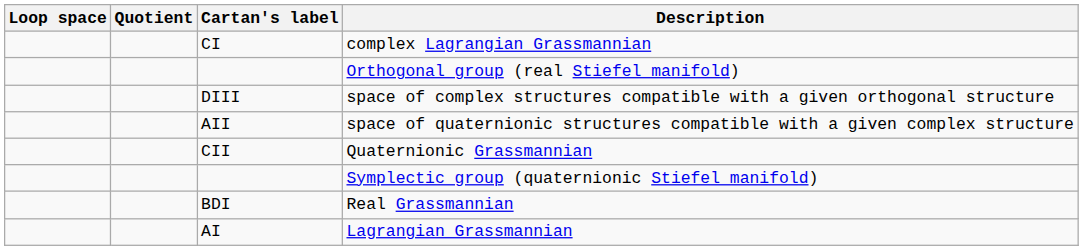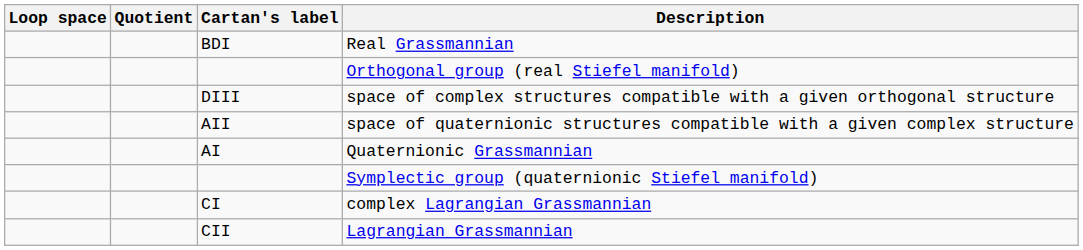rows swapped: (430, 205) <-> (499, 45)
(216, 151) CII -> (211, 151) AI
(211, 232) AI -> (216, 232) CII
